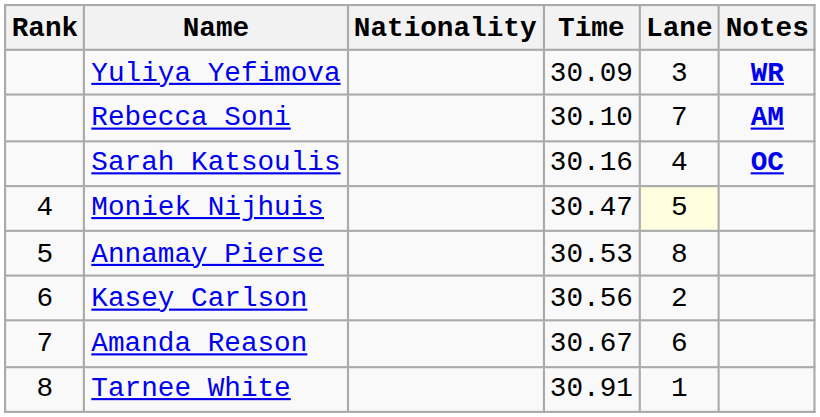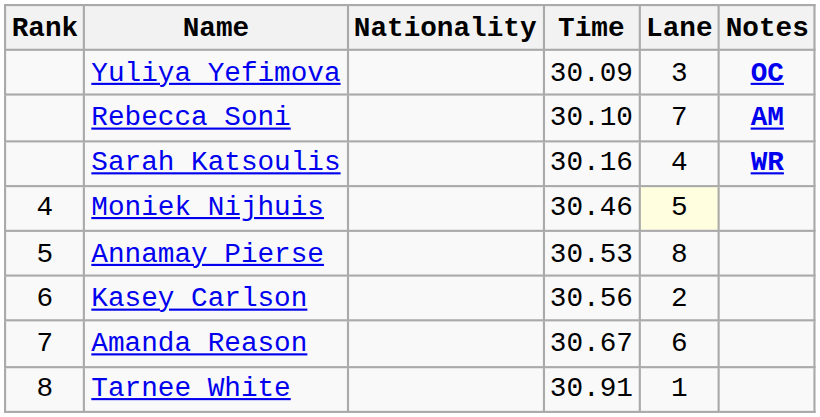(767, 73) WR -> (767, 73) OC
(767, 163) OC -> (767, 163) WR
(591, 208) 30.47 -> (591, 208) 30.46
